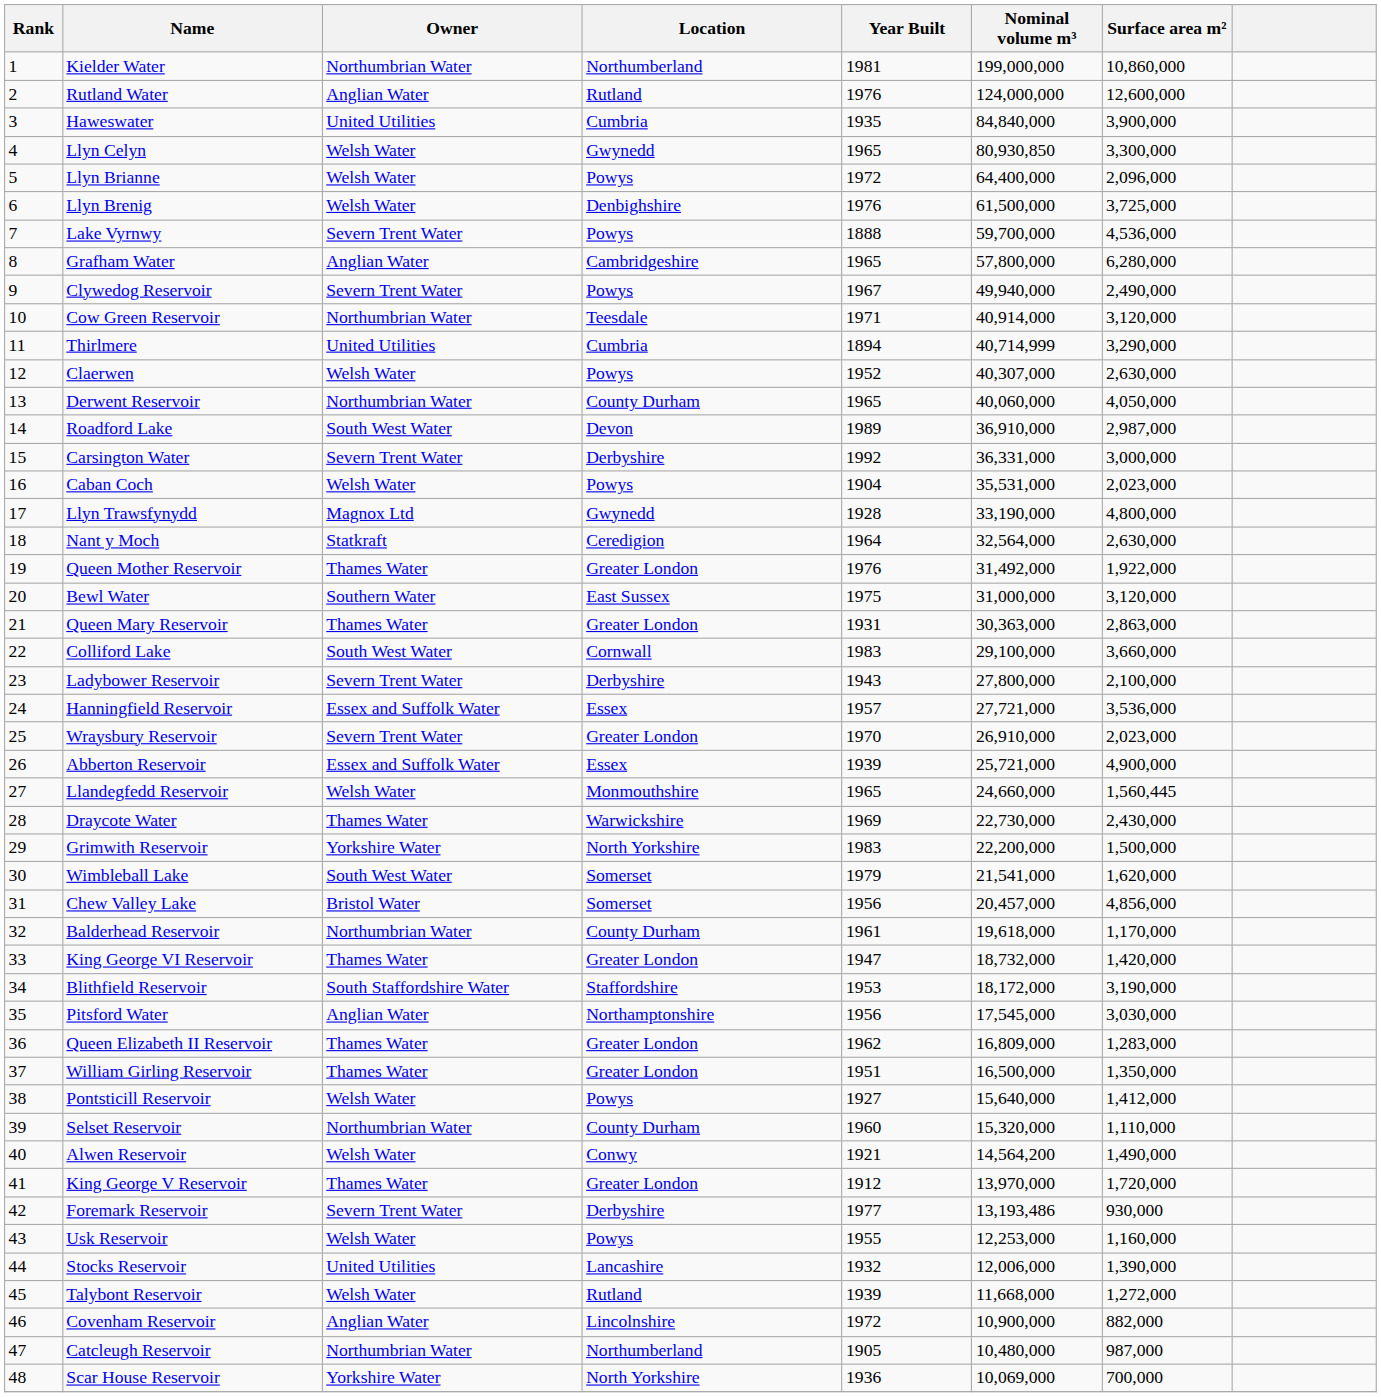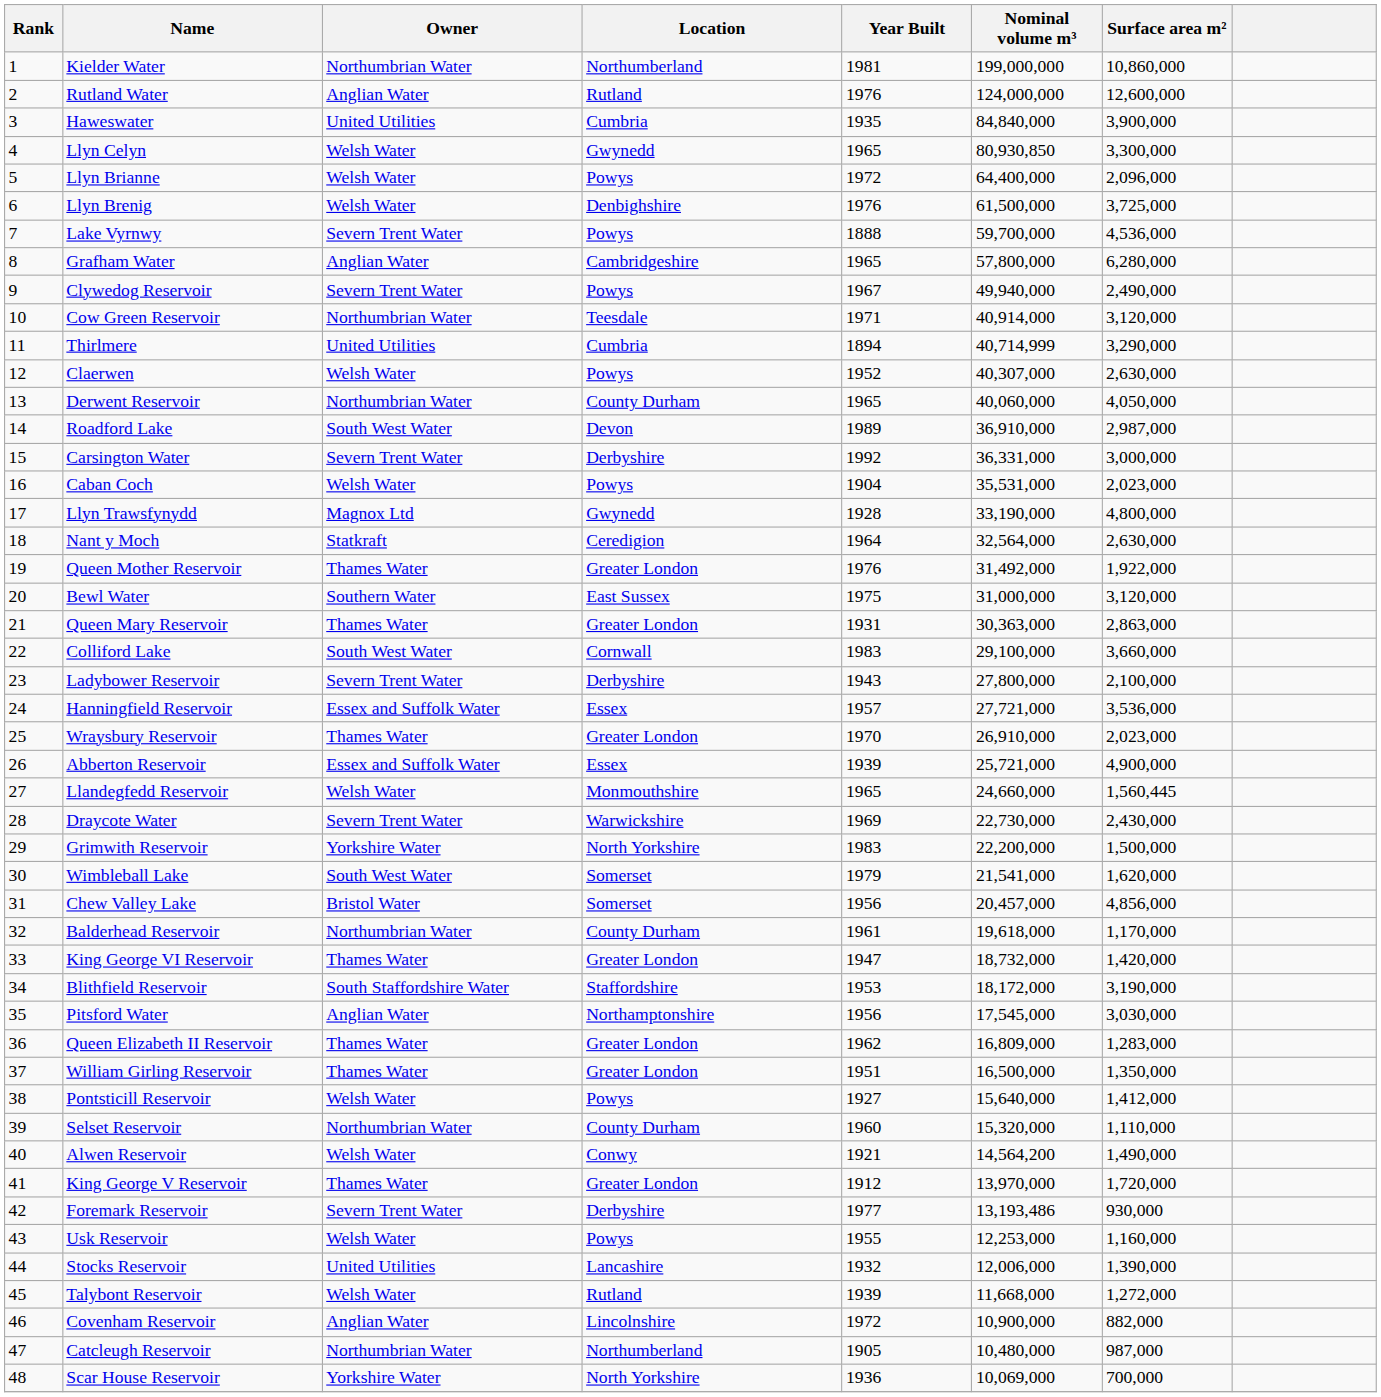(394, 736) Severn Trent Water -> (377, 736) Thames Water
(377, 819) Thames Water -> (394, 819) Severn Trent Water
